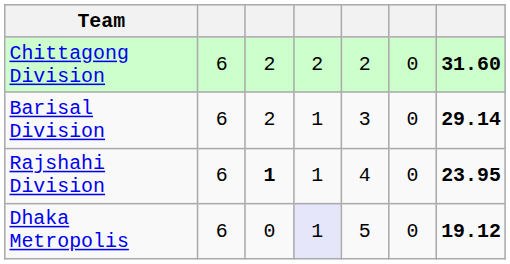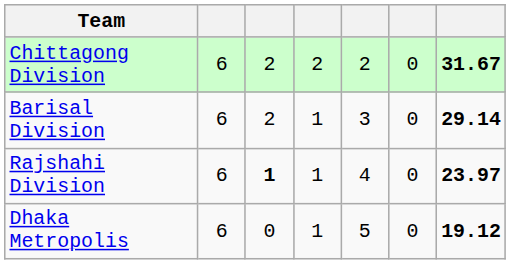(471, 65) 31.60 -> (471, 65) 31.67
(471, 176) 23.95 -> (471, 176) 23.97
(317, 231) lavender background -> (317, 231) no background
